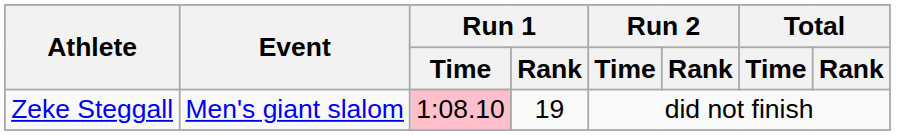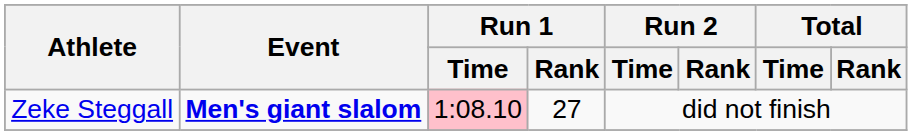(295, 110) normal -> (303, 110) bold
(550, 110) 19 -> (567, 110) 27
